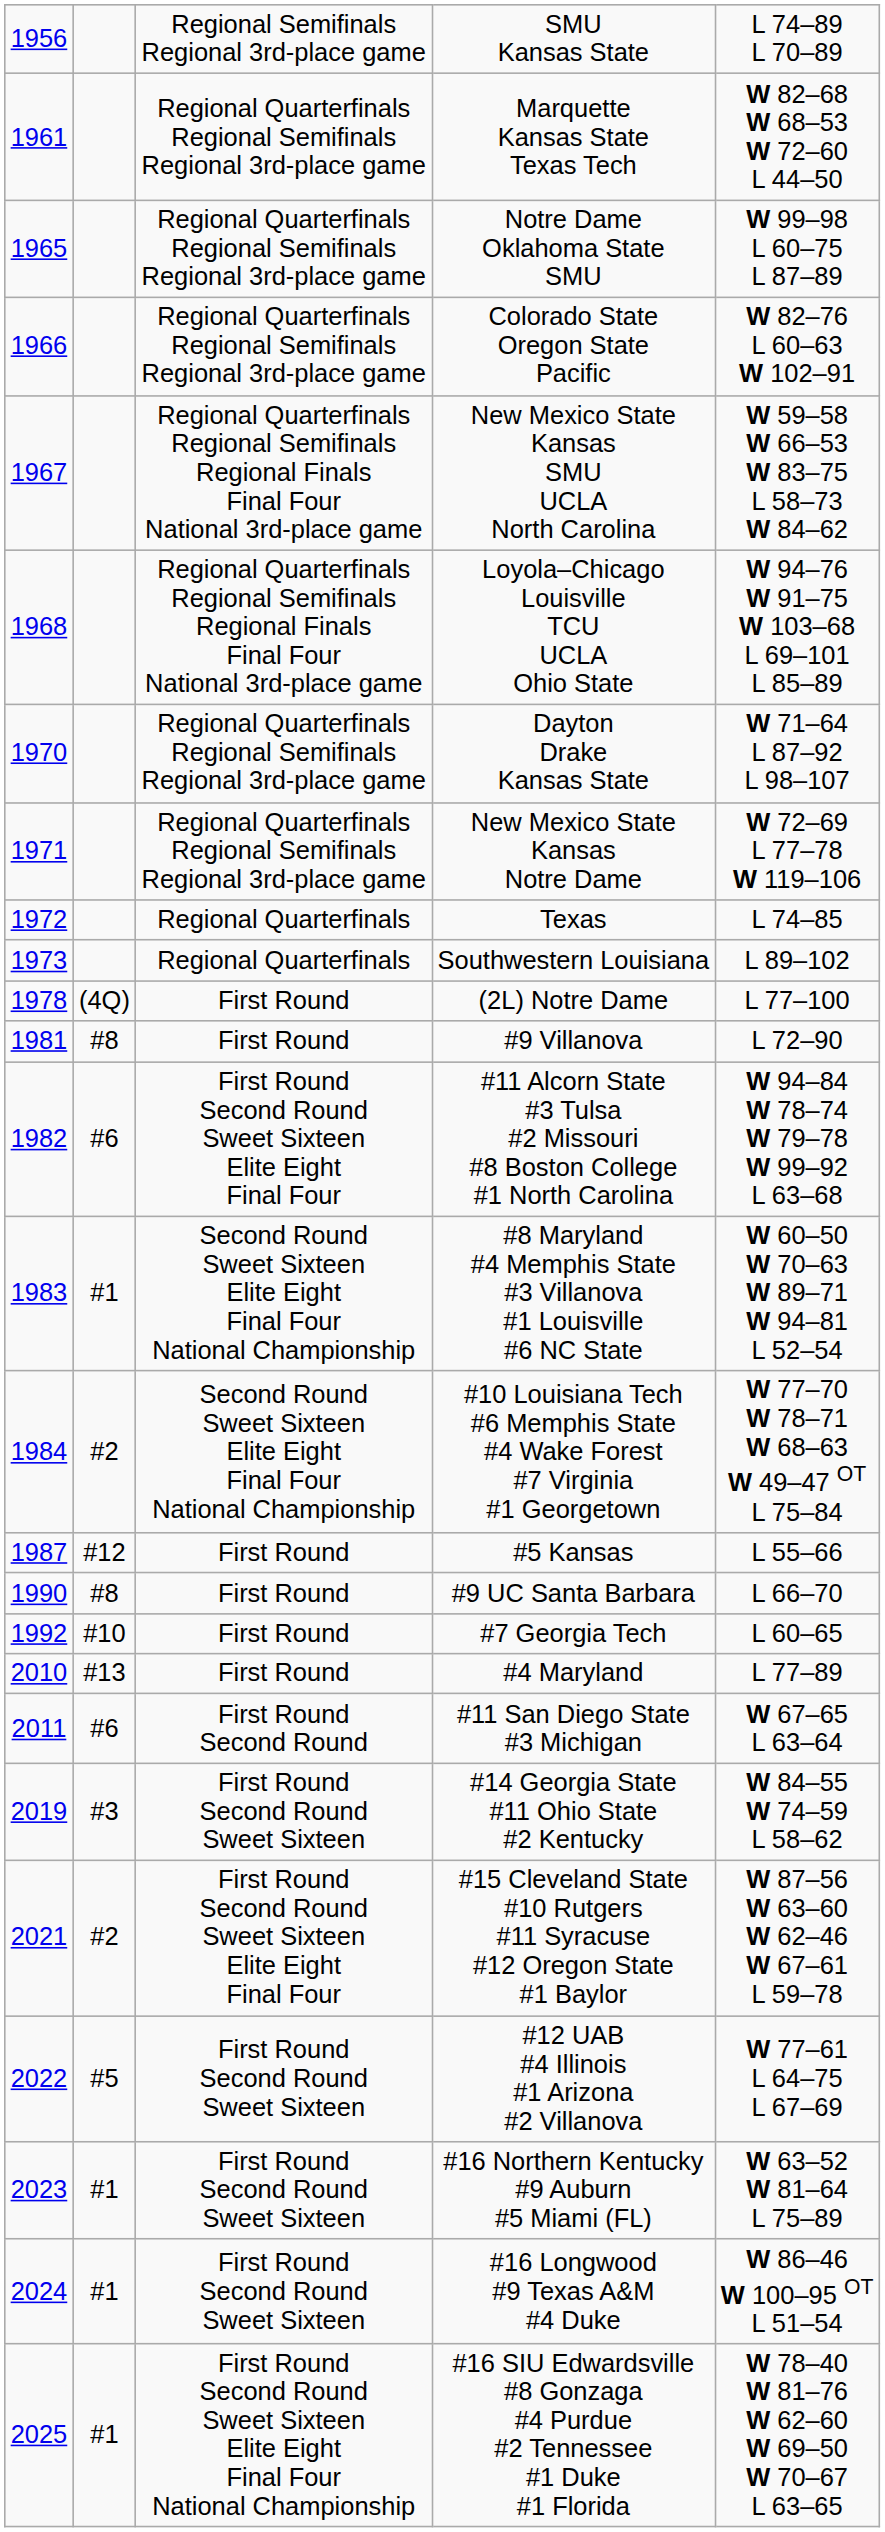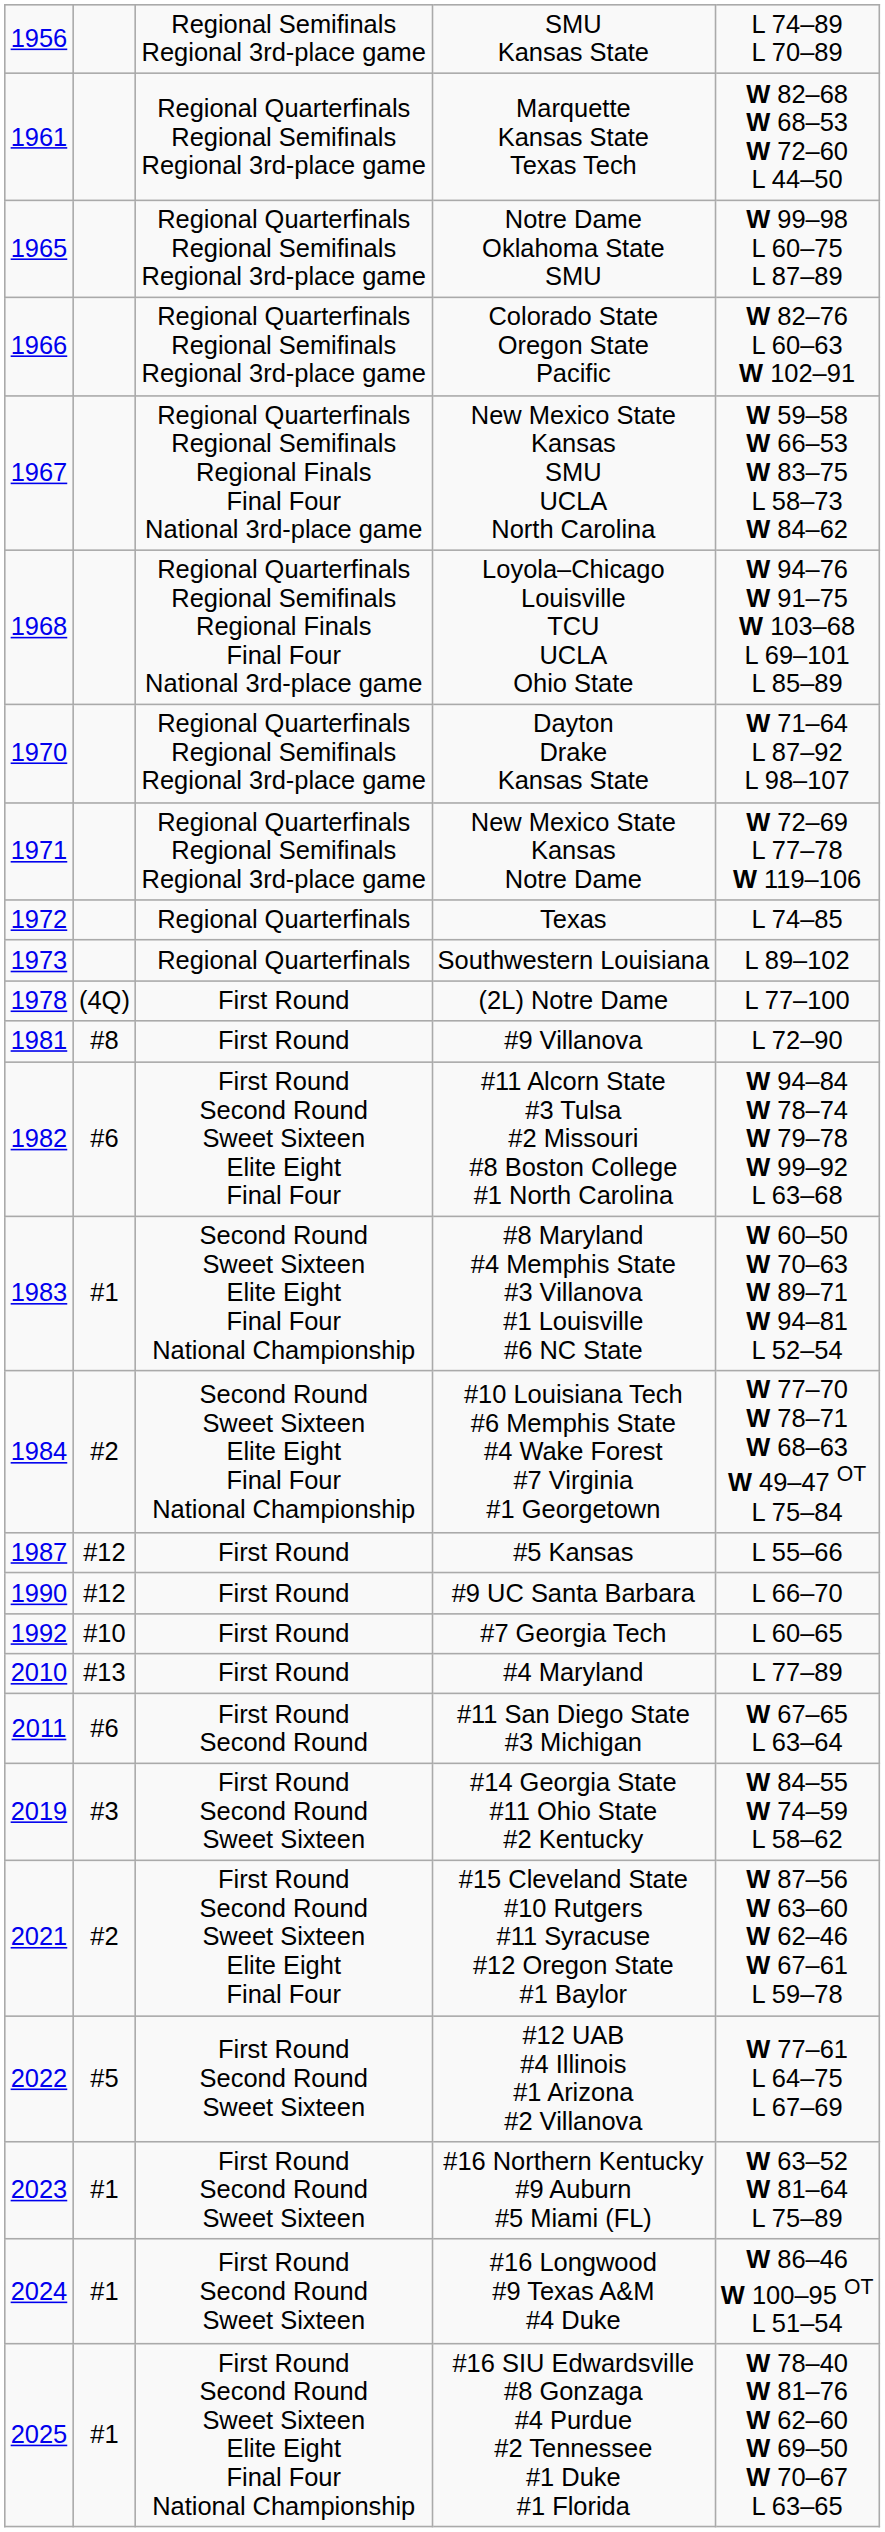(104, 1592) #8 -> (104, 1592) #12
